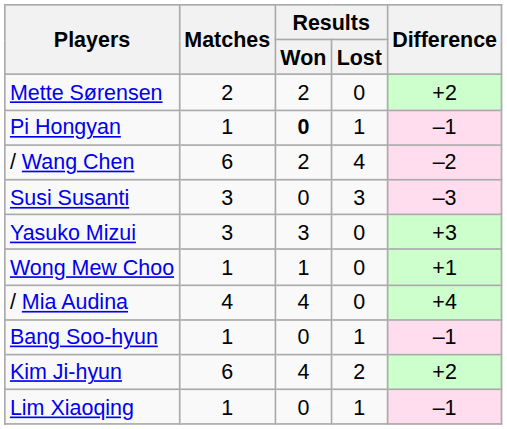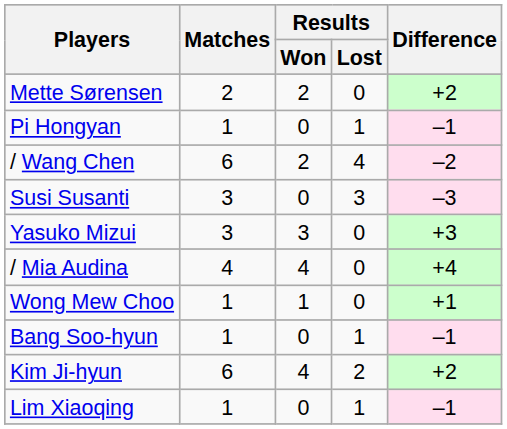(303, 127) bold -> (303, 127) normal
rows swapped: (92, 267) <-> (69, 302)
